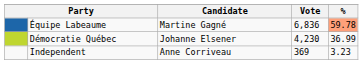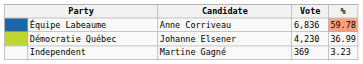(193, 25) Martine Gagné -> (195, 25) Anne Corriveau
(195, 53) Anne Corriveau -> (193, 53) Martine Gagné
